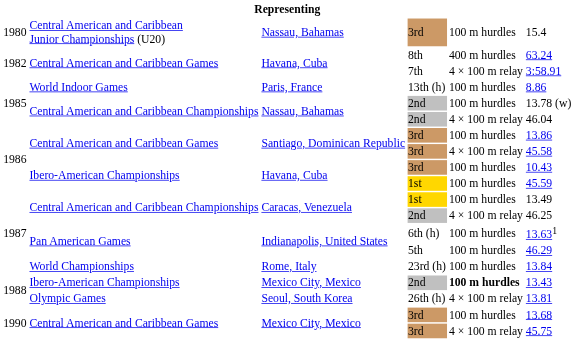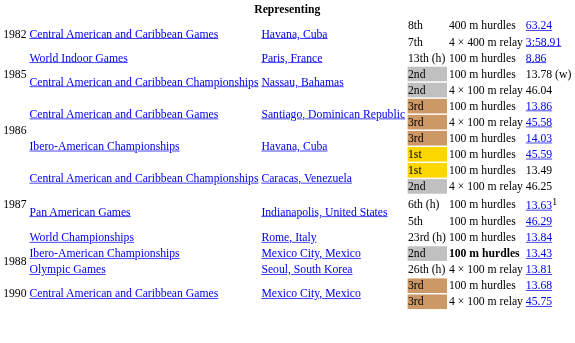- row: (303, 32)
(486, 71) 4 × 100 m relay -> (486, 42) 4 × 400 m relay
(539, 167) 10.43 -> (539, 138) 14.03
